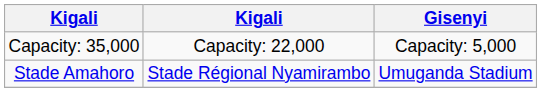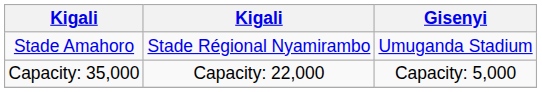rows swapped: (74, 73) <-> (74, 45)
